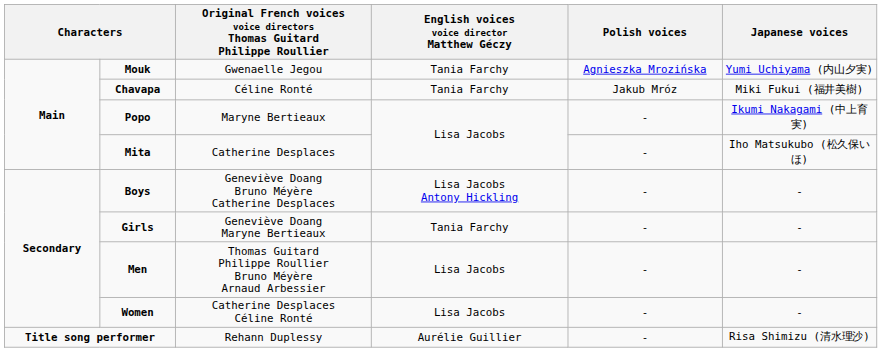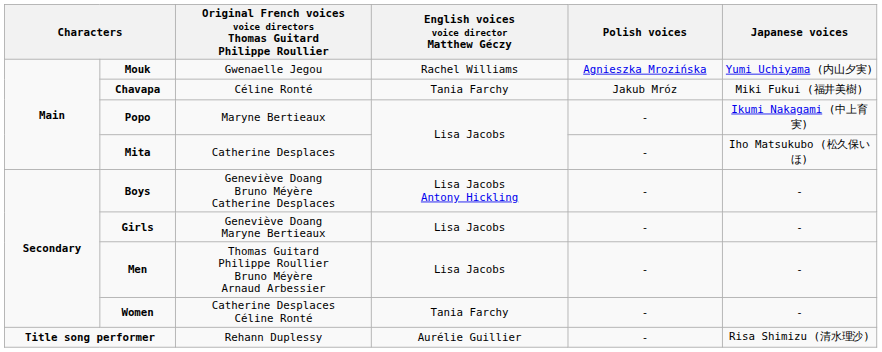(470, 69) Tania Farchy -> (470, 69) Rachel Williams
(470, 227) Tania Farchy -> (470, 227) Lisa Jacobs
(470, 312) Lisa Jacobs -> (470, 312) Tania Farchy
